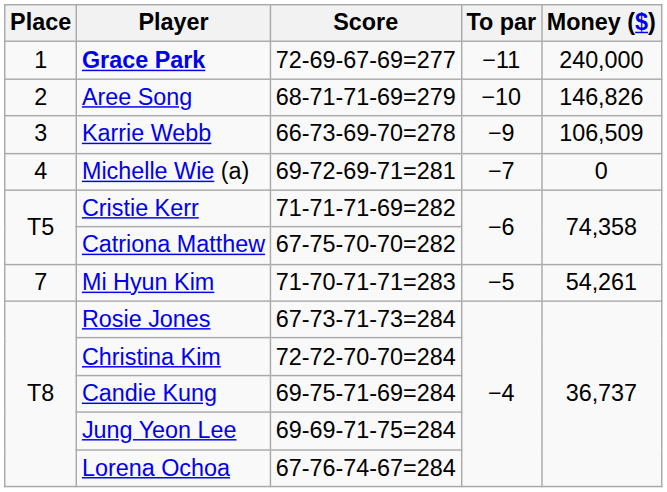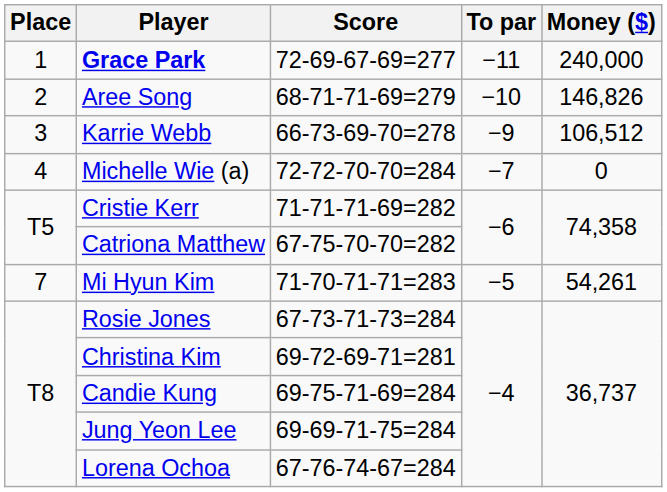(601, 134) 106,509 -> (601, 134) 106,512
(366, 171) 69-72-69-71=281 -> (366, 171) 72-72-70-70=284
(366, 356) 72-72-70-70=284 -> (366, 356) 69-72-69-71=281
